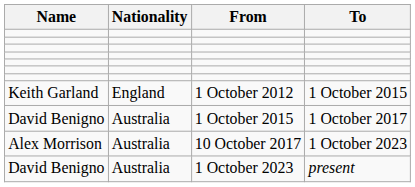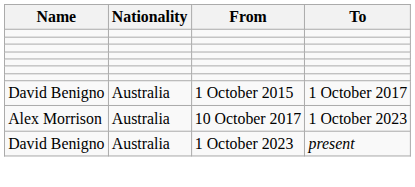- row: (244, 93)
